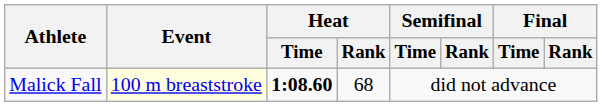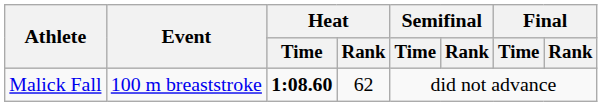(186, 85) lightyellow background -> (186, 85) no background
(364, 85) 68 -> (364, 85) 62
